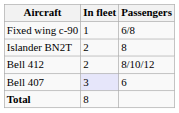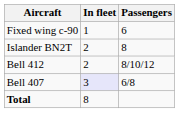(128, 30) 6/8 -> (124, 30) 6
(124, 82) 6 -> (128, 82) 6/8
